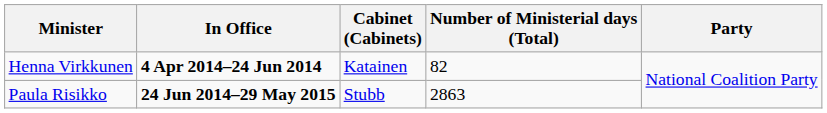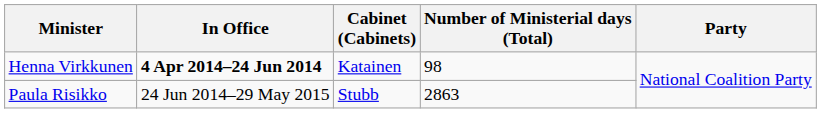(439, 66) 82 -> (433, 66) 98
(238, 94) bold -> (235, 94) normal
